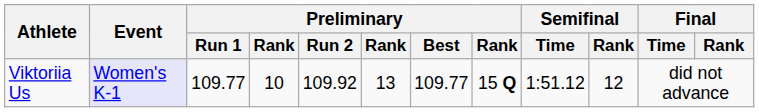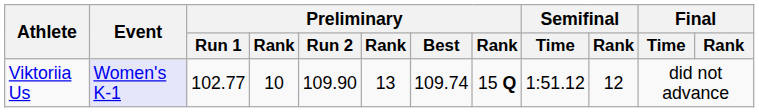(218, 83) 109.77 -> (218, 83) 102.77
(330, 83) 109.92 -> (330, 83) 109.90
(441, 83) 109.77 -> (441, 83) 109.74
